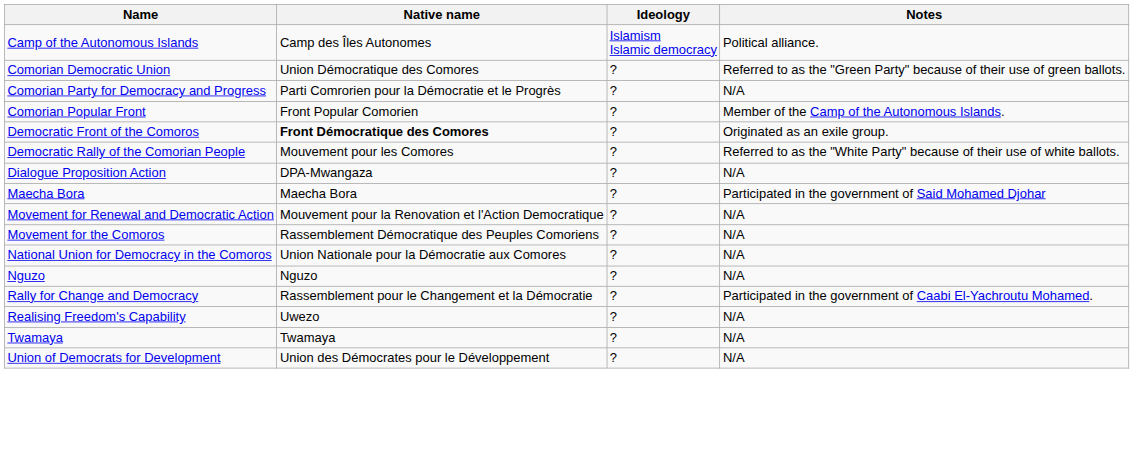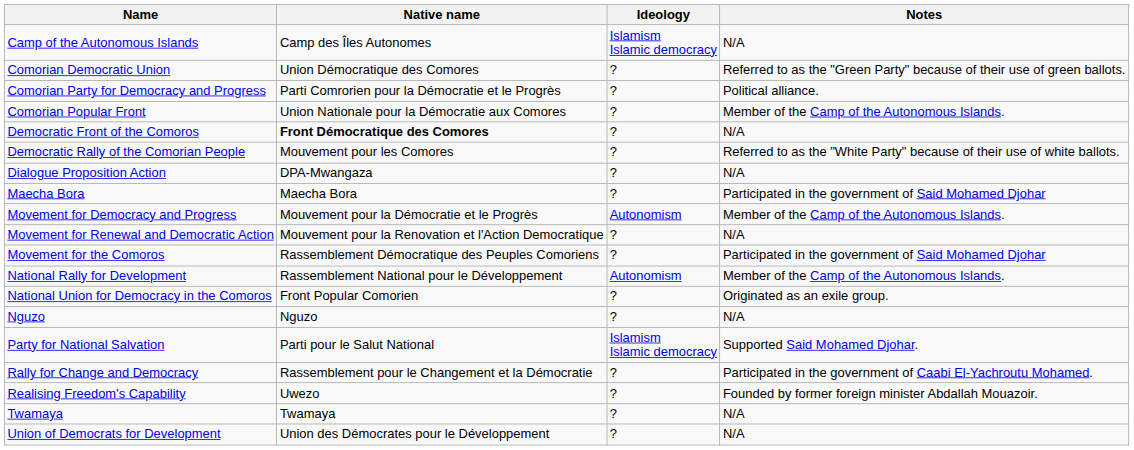(771, 42) Political alliance. -> (734, 42) N/A
(734, 91) N/A -> (771, 91) Political alliance.
(349, 111) Front Popular Comorien -> (423, 111) Union Nationale pour la Démocratie aux Comores
(806, 132) Originated as an exile group. -> (734, 132) N/A
+ row: (122, 214)
(734, 234) N/A -> (884, 255) Participated in the government of Said Mohamed Djohar
+ row: (97, 276)
(423, 255) Union Nationale pour la Démocratie aux Comores -> (349, 296) Front Popular Comorien
(734, 255) N/A -> (806, 296) Originated as an exile group.
+ row: (86, 344)
(734, 317) N/A -> (880, 393) Founded by former foreign minister Abdallah Mouazoir.
